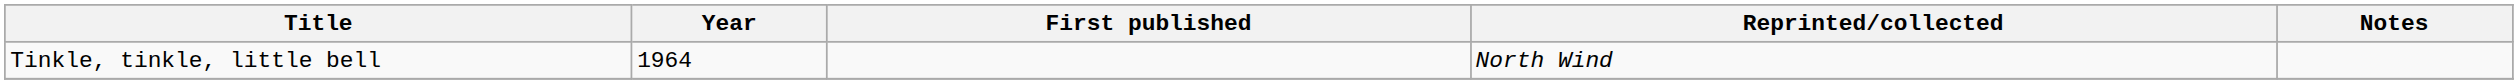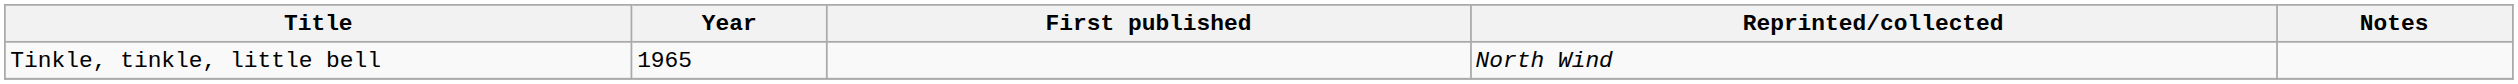(665, 61) 1964 -> (665, 61) 1965
